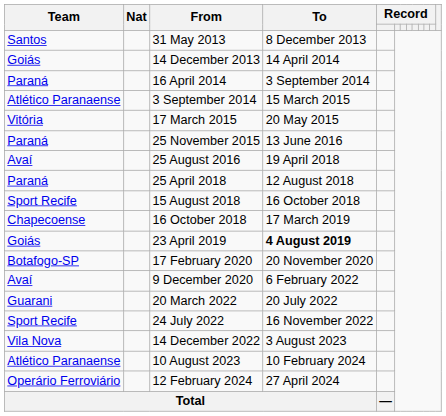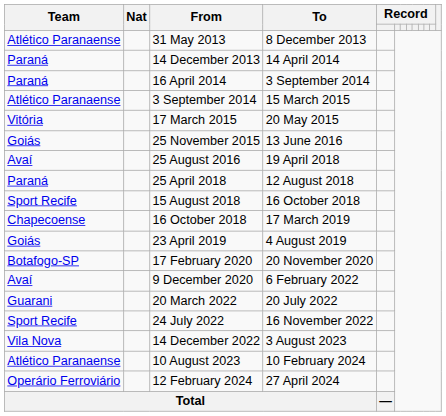(27, 40) Santos -> (64, 40) Atlético Paranaense
(24, 60) Goiás -> (28, 60) Paraná
(28, 140) Paraná -> (24, 140) Goiás
(308, 240) bold -> (306, 240) normal
